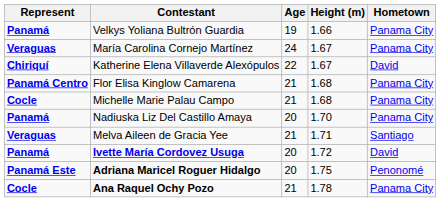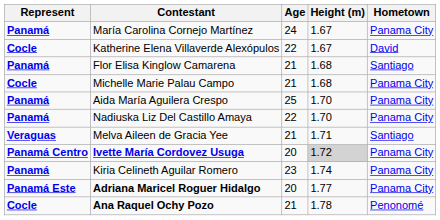- row: (168, 30)
(31, 48) Veraguas -> (28, 30) Panamá
(28, 65) Chiriquí -> (22, 48) Cocle
(47, 83) Panamá Centro -> (28, 65) Panamá
(402, 83) Panama City -> (392, 65) Santiago
+ row: (160, 100)
(291, 118) 20 -> (291, 118) 22
(28, 153) Panamá -> (47, 153) Panamá Centro
(321, 153) no background -> (321, 153) lightgrey background
(384, 153) David -> (402, 153) Panama City
+ row: (165, 170)
(321, 170) 1.75 -> (321, 188) 1.77
(397, 170) Penonomé -> (402, 188) Panama City
(402, 188) Panama City -> (397, 205) Penonomé
